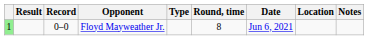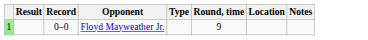- column: (271, 12)
(219, 27) 8 -> (219, 27) 9
